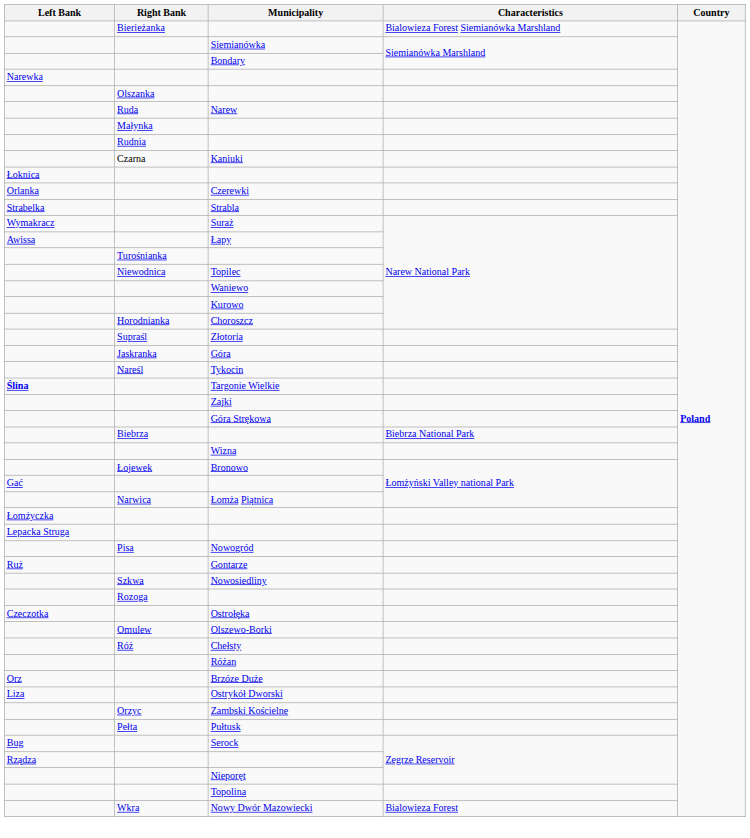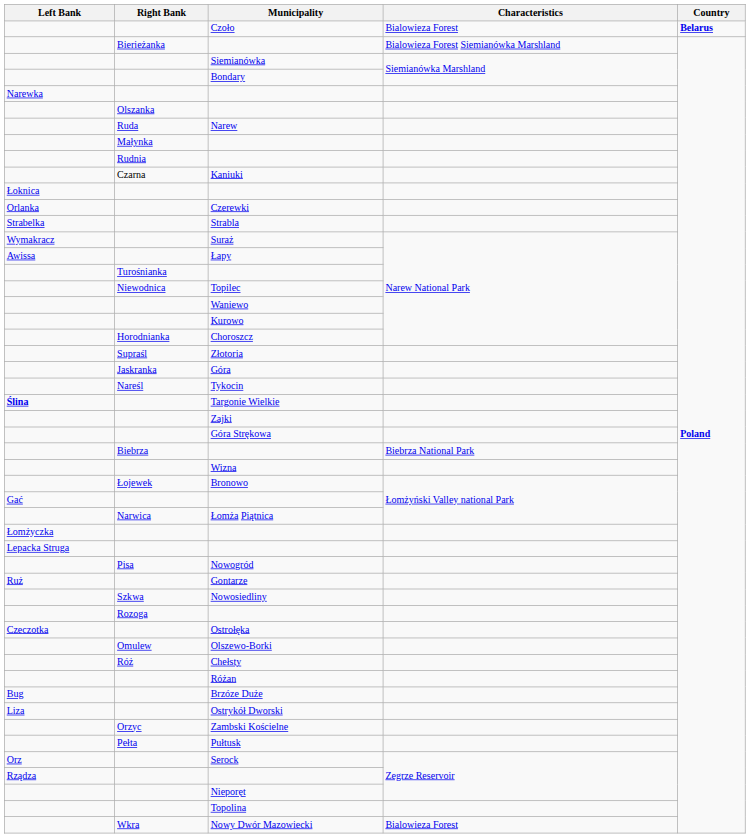+ row: (162, 29)
(14, 678) Orz -> (15, 694) Bug
(15, 743) Bug -> (14, 759) Orz
